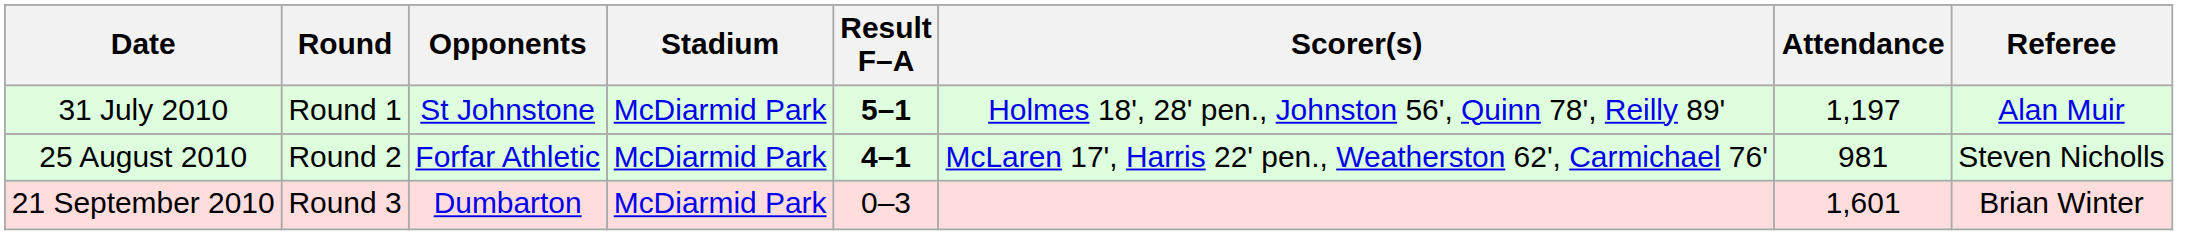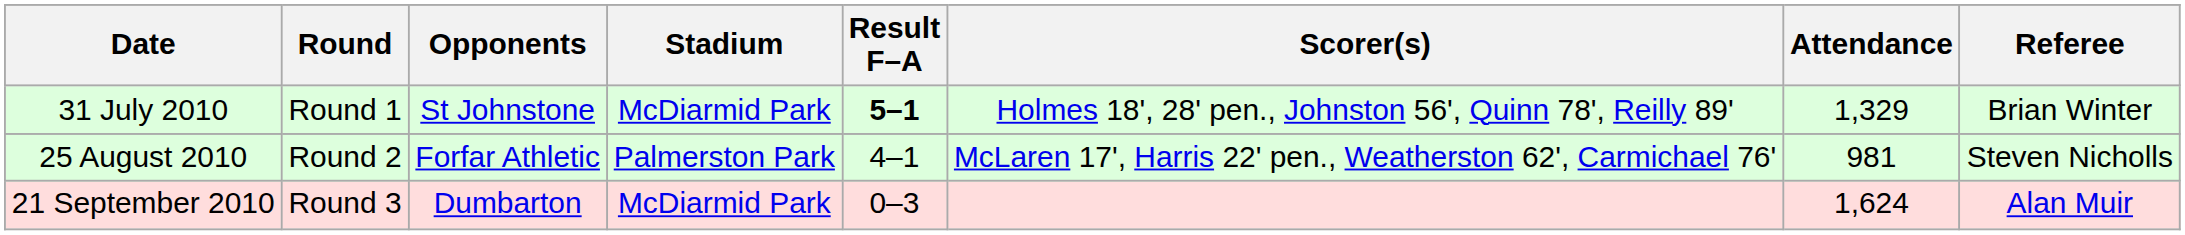(1863, 109) 1,197 -> (1871, 109) 1,329
(2061, 109) Alan Muir -> (2070, 109) Brian Winter
(720, 156) McDiarmid Park -> (724, 156) Palmerston Park
(886, 156) bold -> (894, 156) normal
(1863, 204) 1,601 -> (1871, 204) 1,624
(2061, 204) Brian Winter -> (2070, 204) Alan Muir
